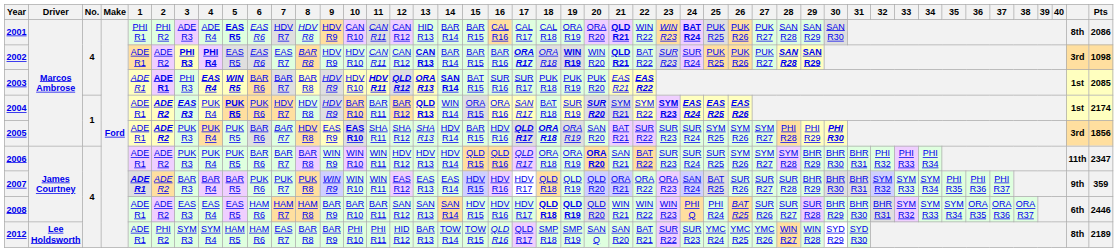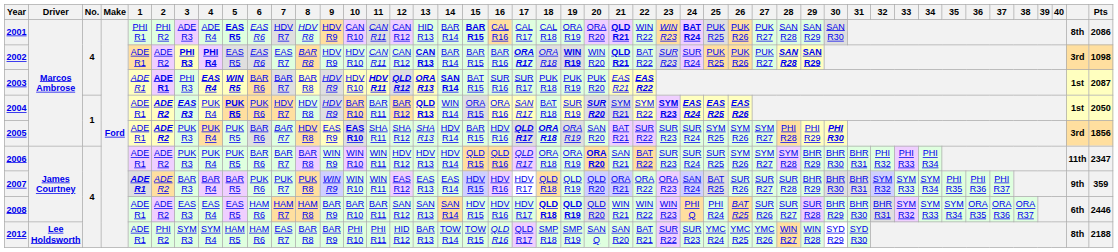(475, 32) normal -> (475, 32) bold
(1101, 83) 2085 -> (1101, 83) 2087
(1101, 108) 2174 -> (1101, 108) 2050
(1101, 235) 2189 -> (1101, 235) 2188
